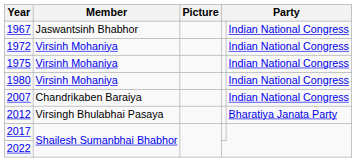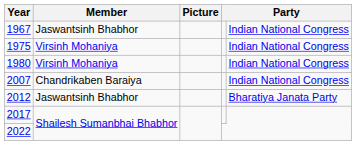- row: (19, 47)
(100, 115) Virsingh Bhulabhai Pasaya -> (87, 98) Jaswantsinh Bhabhor
